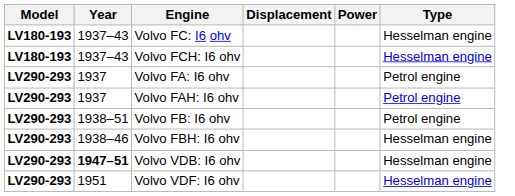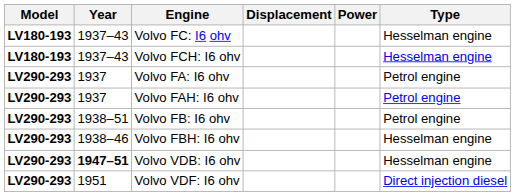(437, 181) Hesselman engine -> (445, 181) Direct injection diesel
